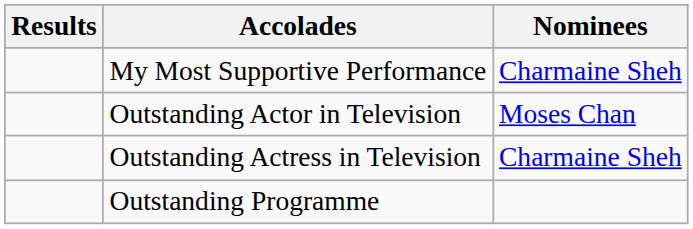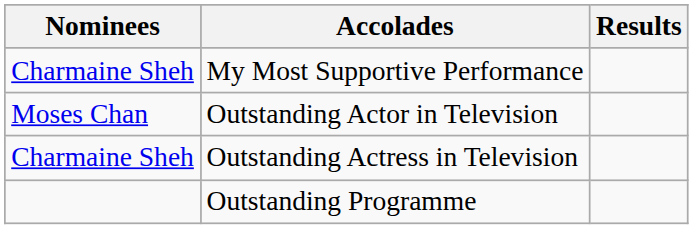columns swapped: (590, 26) <-> (54, 26)
